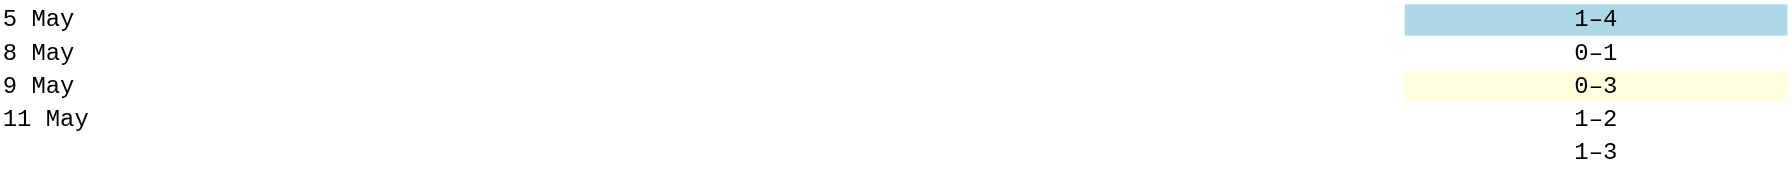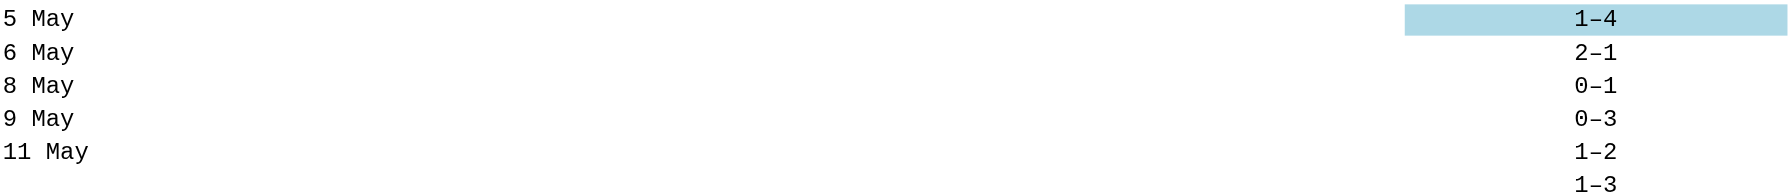+ row: (39, 53)
(1596, 86) lightyellow background -> (1596, 119) no background
